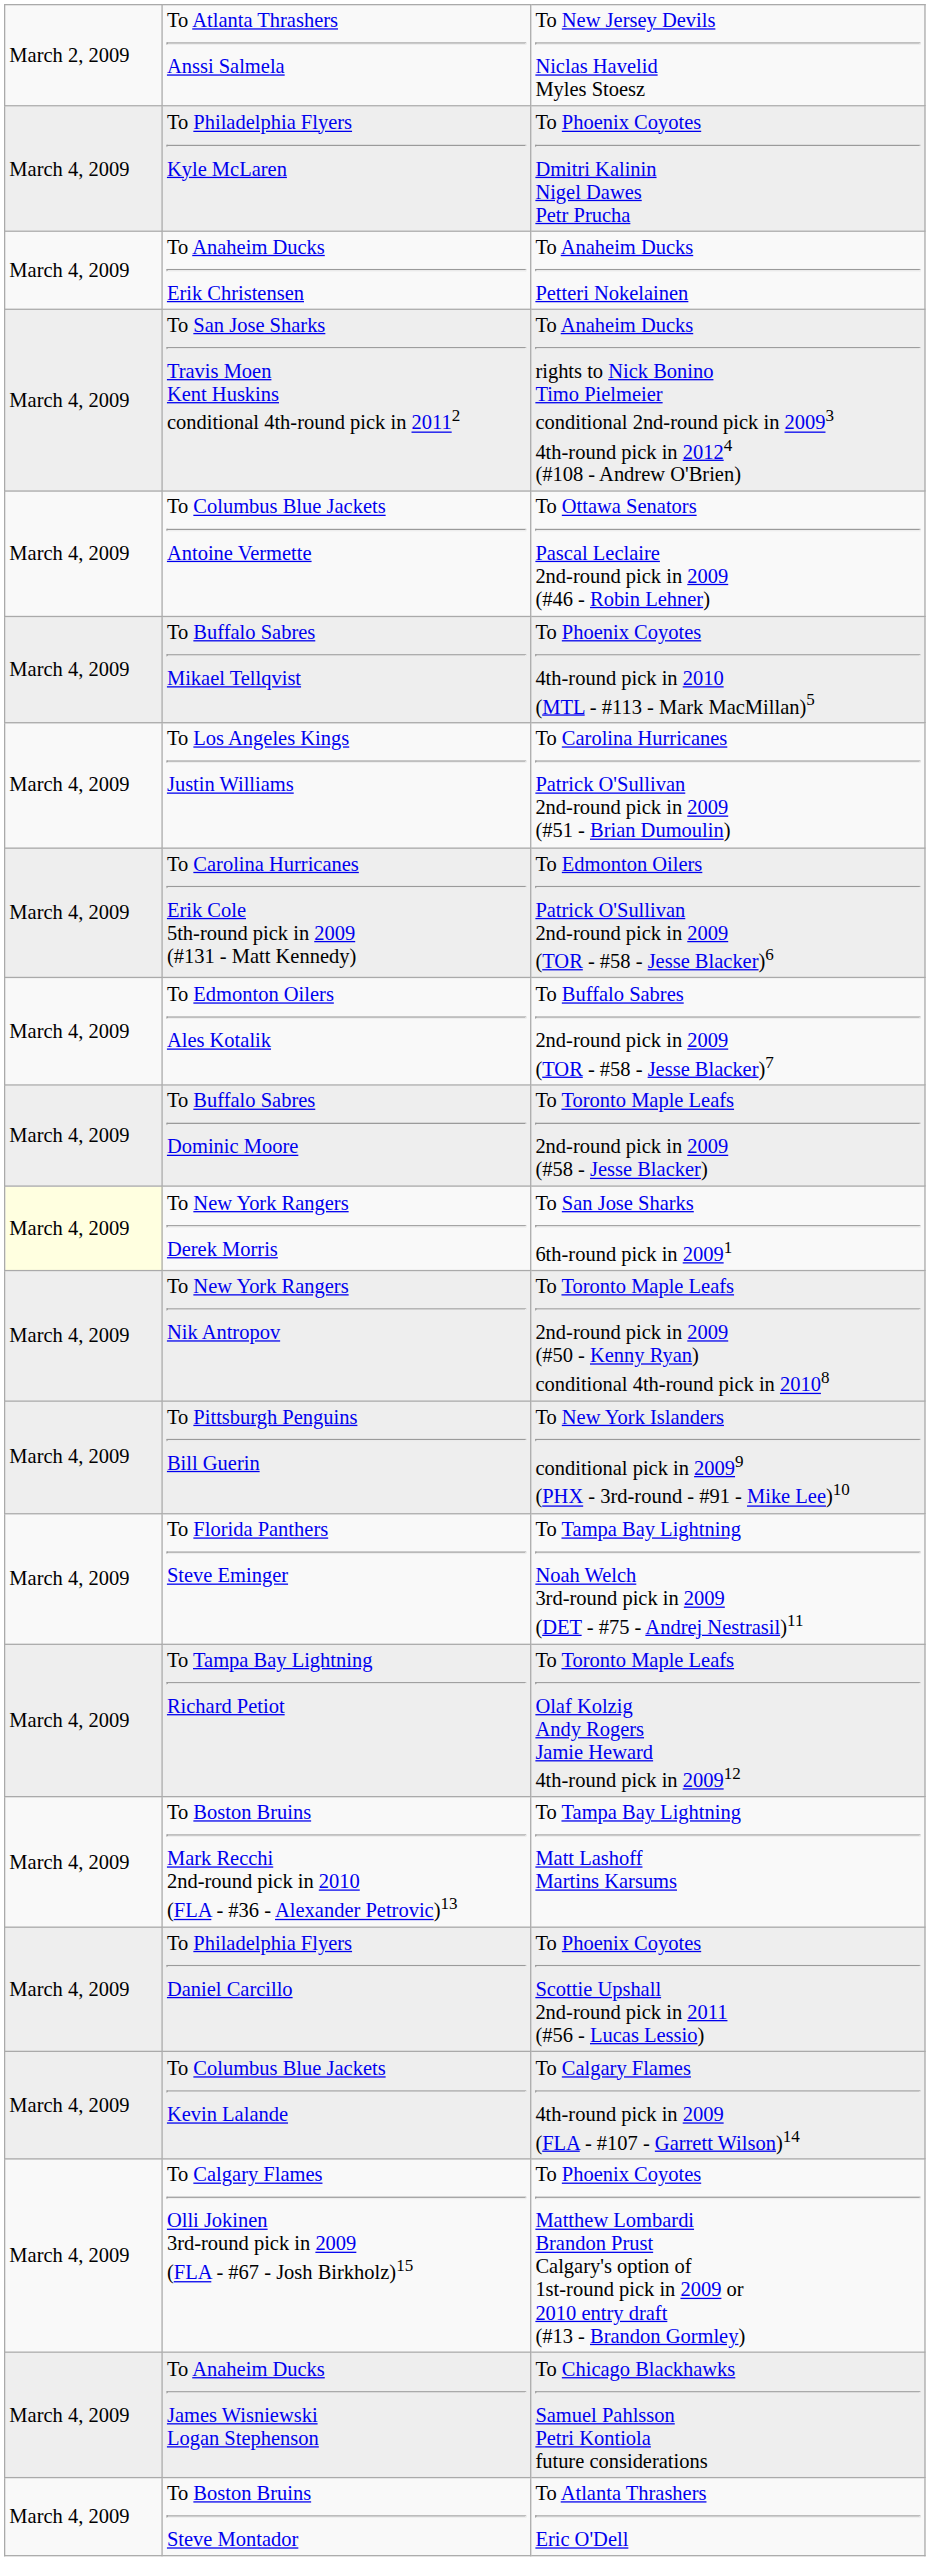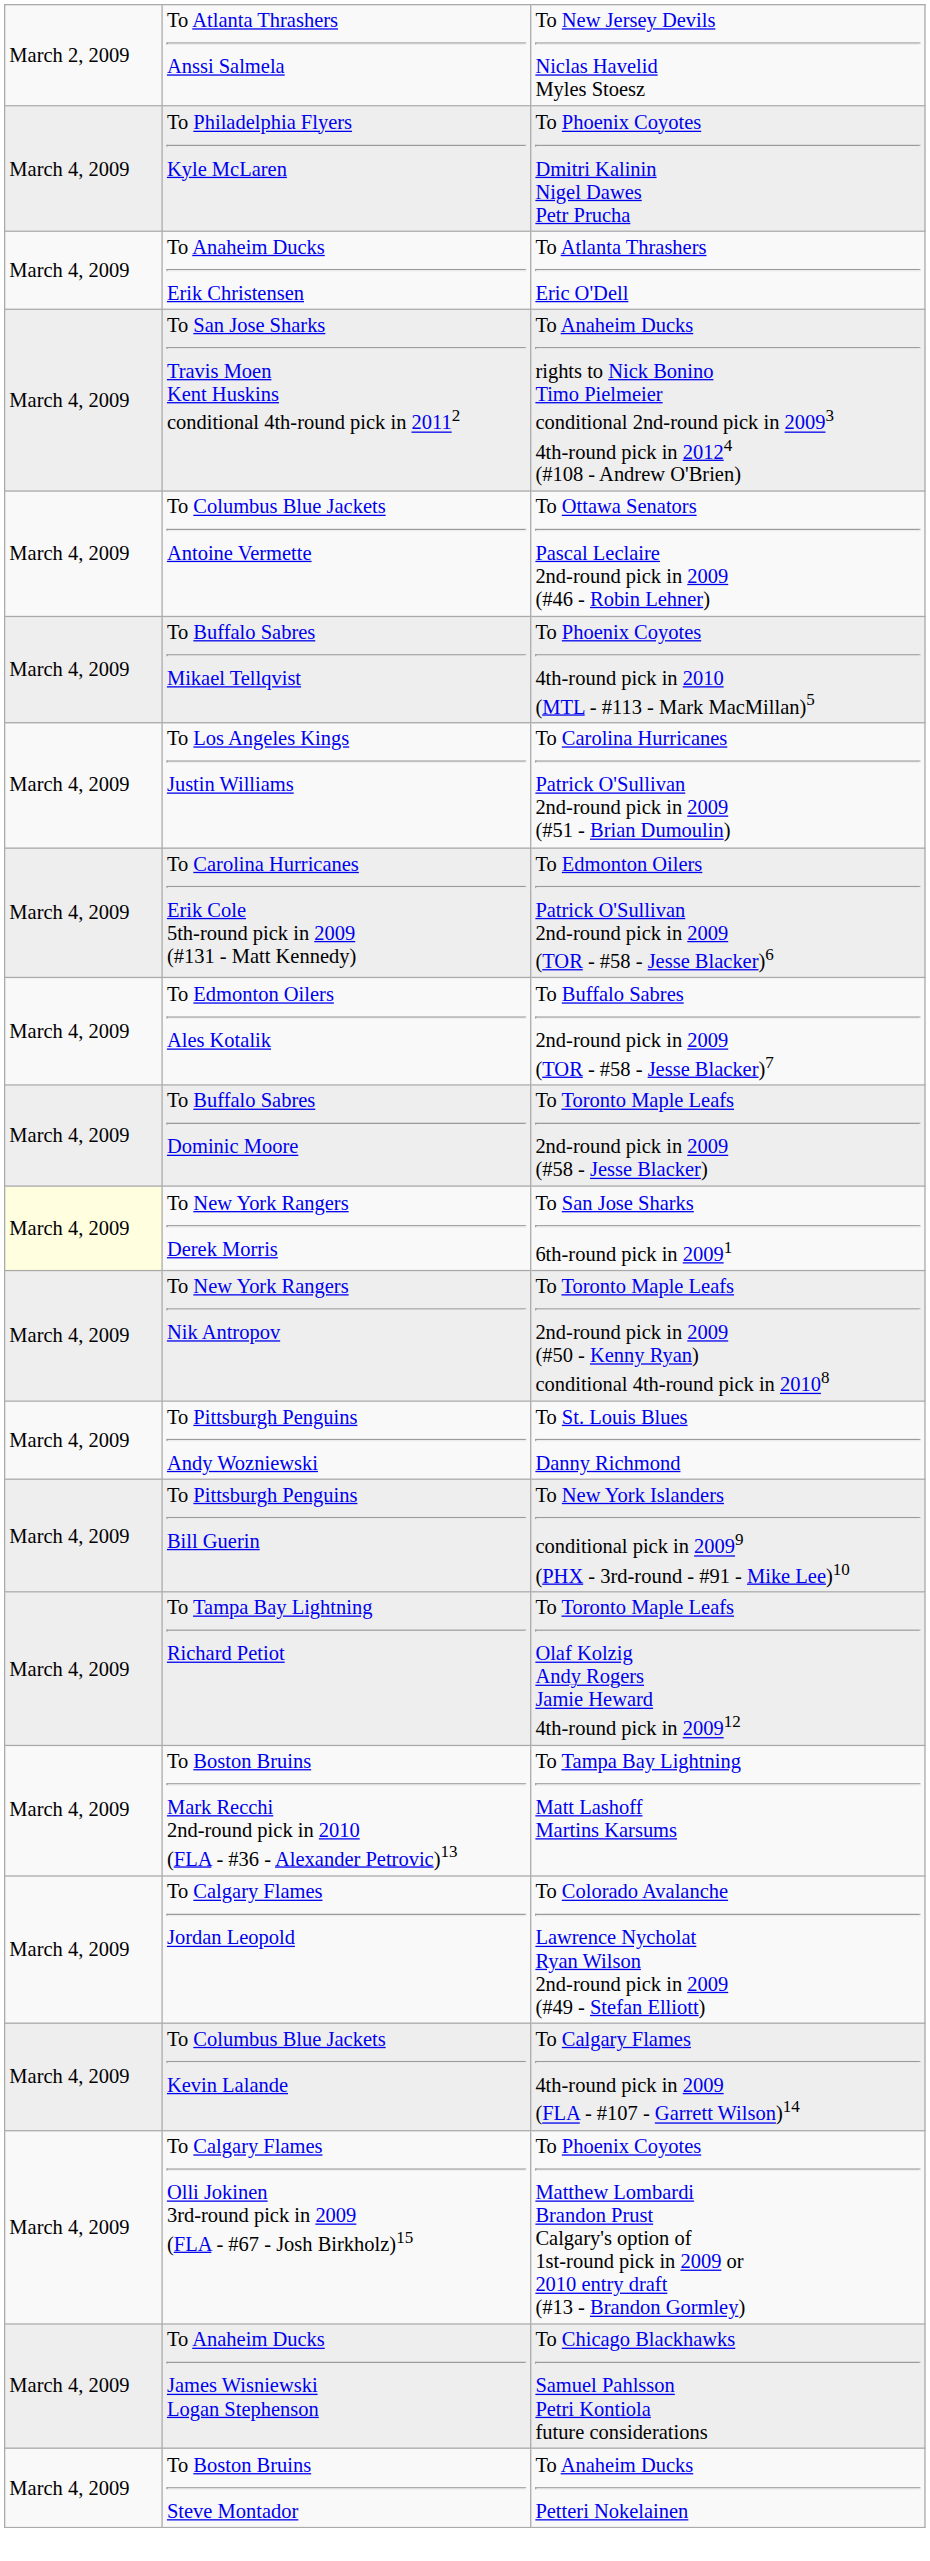(728, 270) To Anaheim Ducks Petteri Nokelainen -> (728, 270) To Atlanta Thrashers Eric O'Dell
+ row: (346, 1439)
- row: (346, 1552)
- row: (346, 1966)
+ row: (346, 1914)
(728, 2516) To Atlanta Thrashers Eric O'Dell -> (728, 2487) To Anaheim Ducks Petteri Nokelainen
